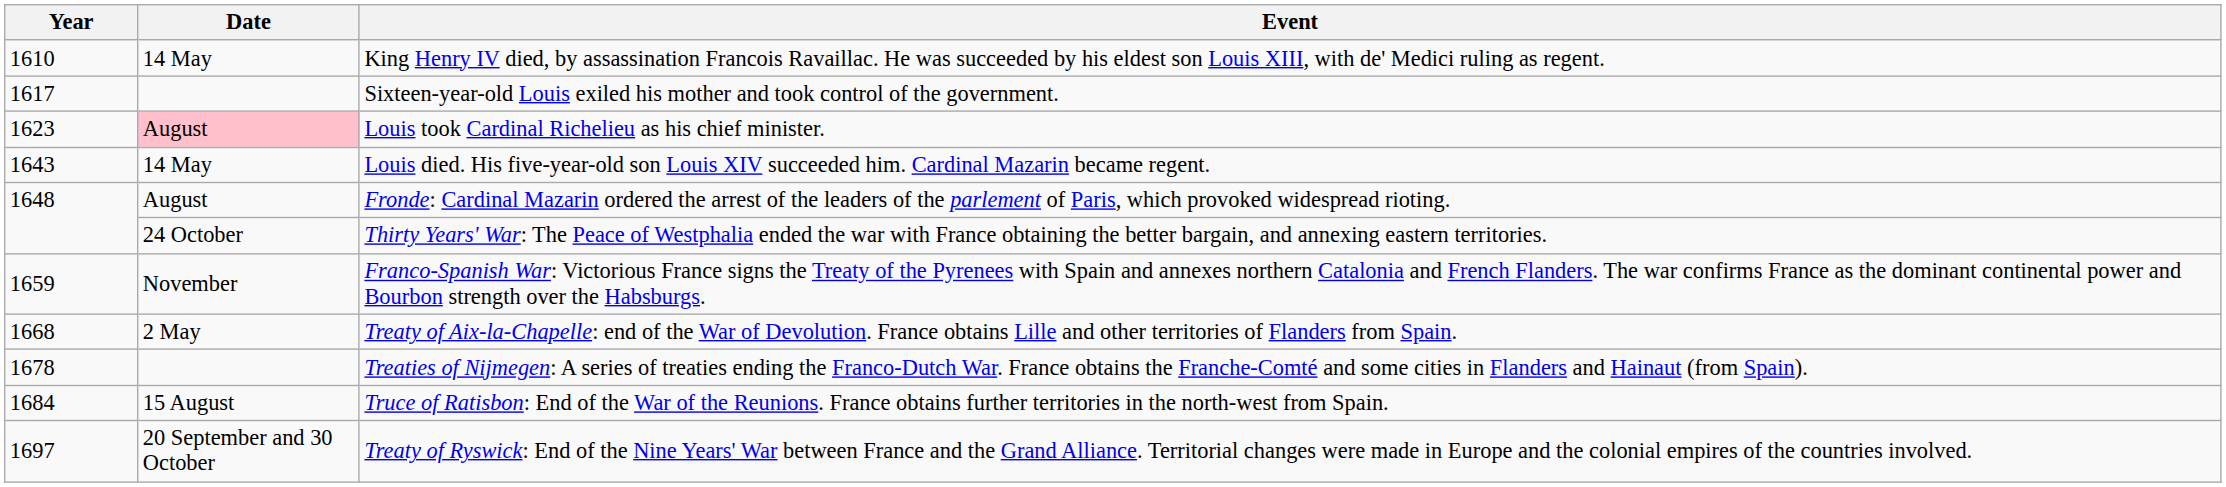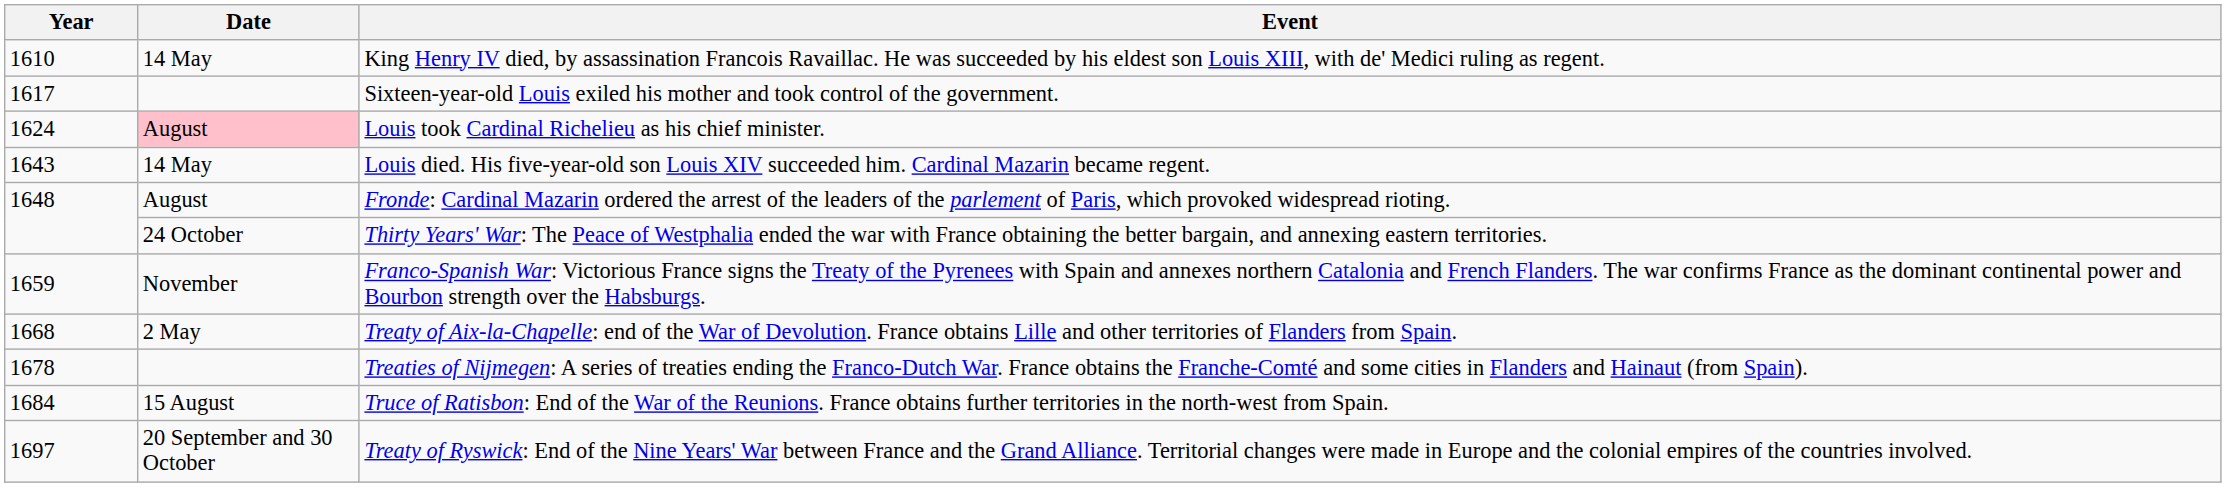(32, 128) 1623 -> (32, 128) 1624
